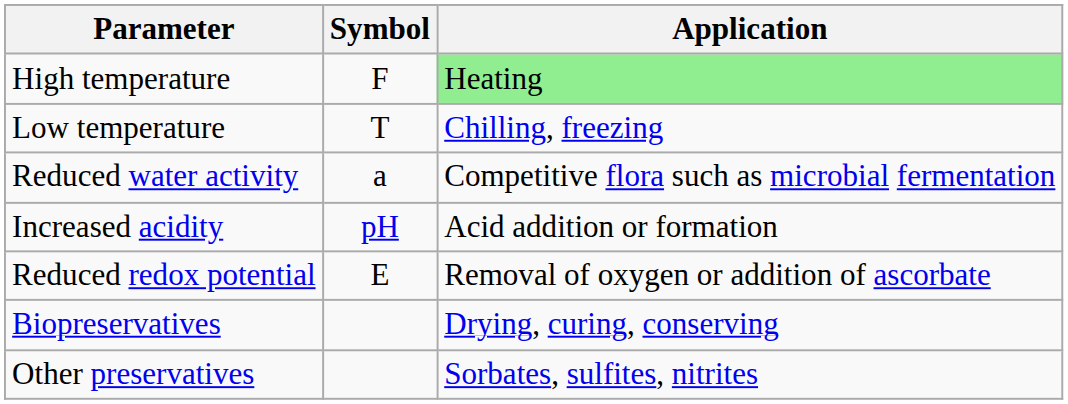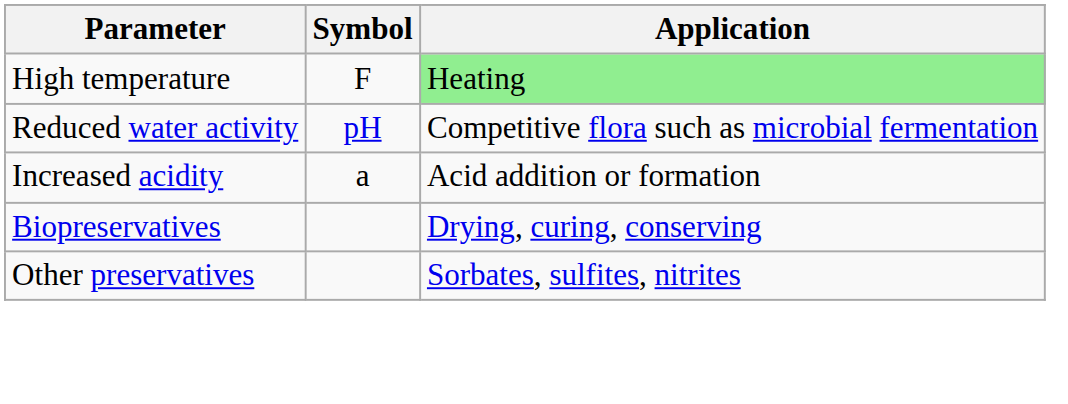- row: (119, 127)
(380, 176) a -> (363, 127) pH
(380, 226) pH -> (363, 176) a
- row: (164, 275)
